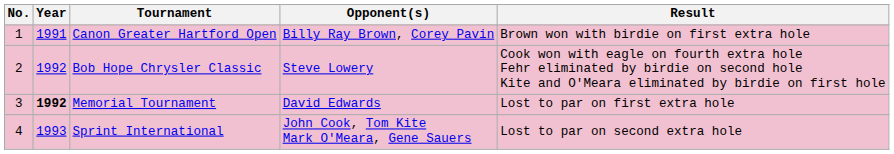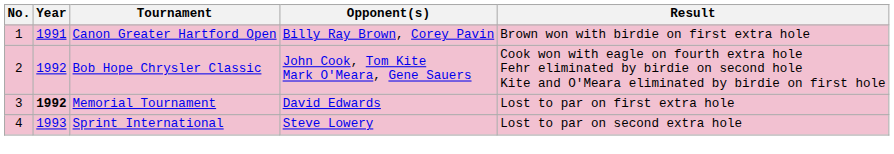(328, 70) Steve Lowery -> (377, 70) John Cook, Tom Kite Mark O'Meara, Gene Sauers
(377, 132) John Cook, Tom Kite Mark O'Meara, Gene Sauers -> (328, 125) Steve Lowery
